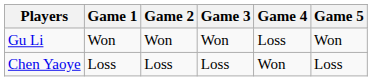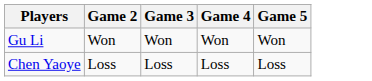- column: (112, 16)
(272, 40) Loss -> (215, 40) Won
(271, 64) Won -> (215, 64) Loss
